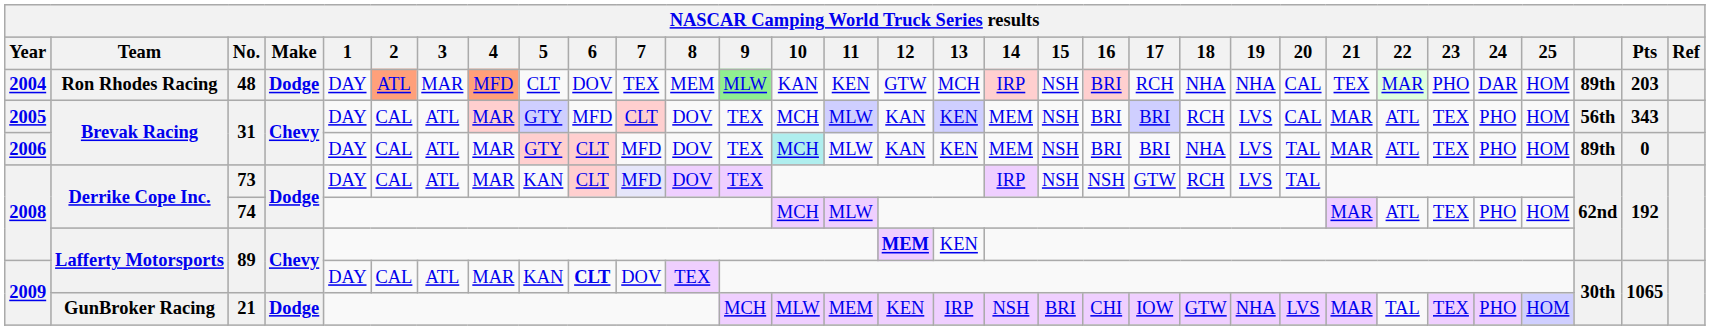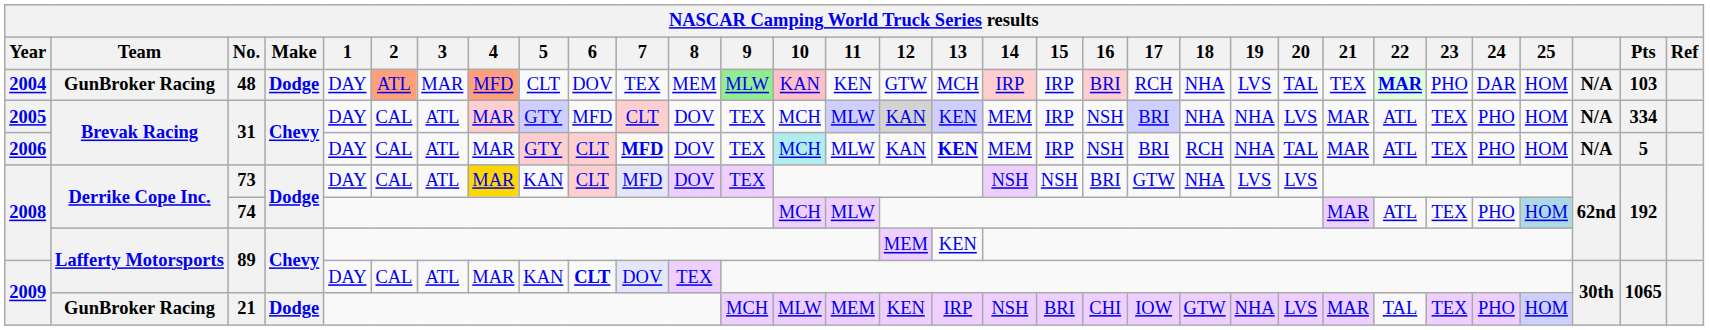(140, 84) Ron Rhodes Racing -> (139, 84) GunBroker Racing
(798, 84) no background -> (800, 84) pink background
(1060, 84) NSH -> (1059, 84) IRP
(1256, 84) NHA -> (1255, 84) LVS
(1303, 84) CAL -> (1301, 84) TAL
(1403, 84) normal -> (1400, 84) bold
(1598, 84) 89th -> (1596, 84) N/A
(1645, 84) 203 -> (1643, 84) 103
(905, 116) no background -> (906, 116) lightgrey background
(1060, 116) NSH -> (1059, 116) IRP
(1106, 116) BRI -> (1105, 116) NSH
(1206, 116) RCH -> (1205, 116) NHA
(1256, 116) LVS -> (1255, 116) NHA
(1303, 116) CAL -> (1301, 116) LVS
(1598, 116) 56th -> (1596, 116) N/A
(1645, 116) 343 -> (1643, 116) 334
(641, 148) normal -> (642, 148) bold
(959, 148) normal -> (958, 148) bold
(1060, 148) NSH -> (1059, 148) IRP
(1106, 148) BRI -> (1105, 148) NSH
(1206, 148) NHA -> (1205, 148) RCH
(1256, 148) LVS -> (1255, 148) NHA
(1598, 148) 89th -> (1596, 148) N/A
(1645, 148) 0 -> (1643, 148) 5
(493, 180) no background -> (493, 180) gold background
(1011, 180) IRP -> (1010, 180) NSH
(1106, 180) NSH -> (1105, 180) BRI
(1206, 180) RCH -> (1205, 180) NHA
(1303, 180) TAL -> (1301, 180) LVS
(1548, 212) no background -> (1546, 212) lightblue background
(905, 244) bold -> (906, 244) normal
(641, 276) no background -> (642, 276) lavender background
